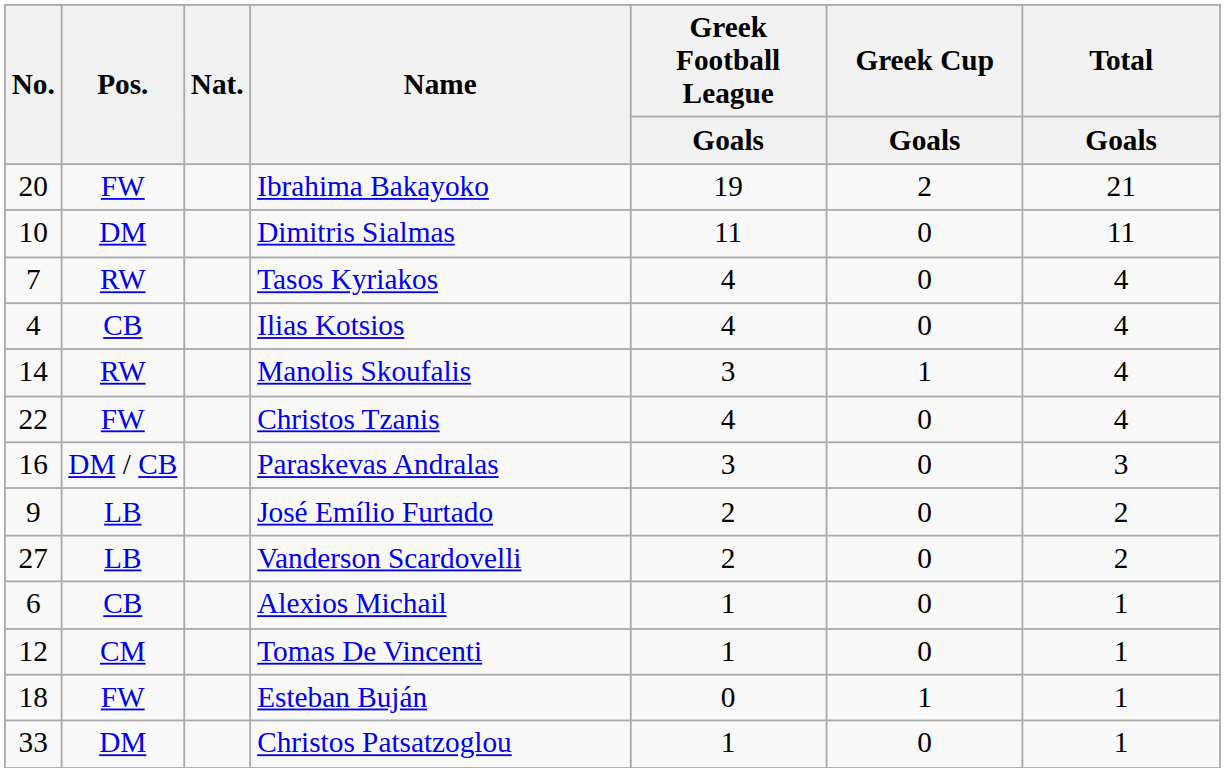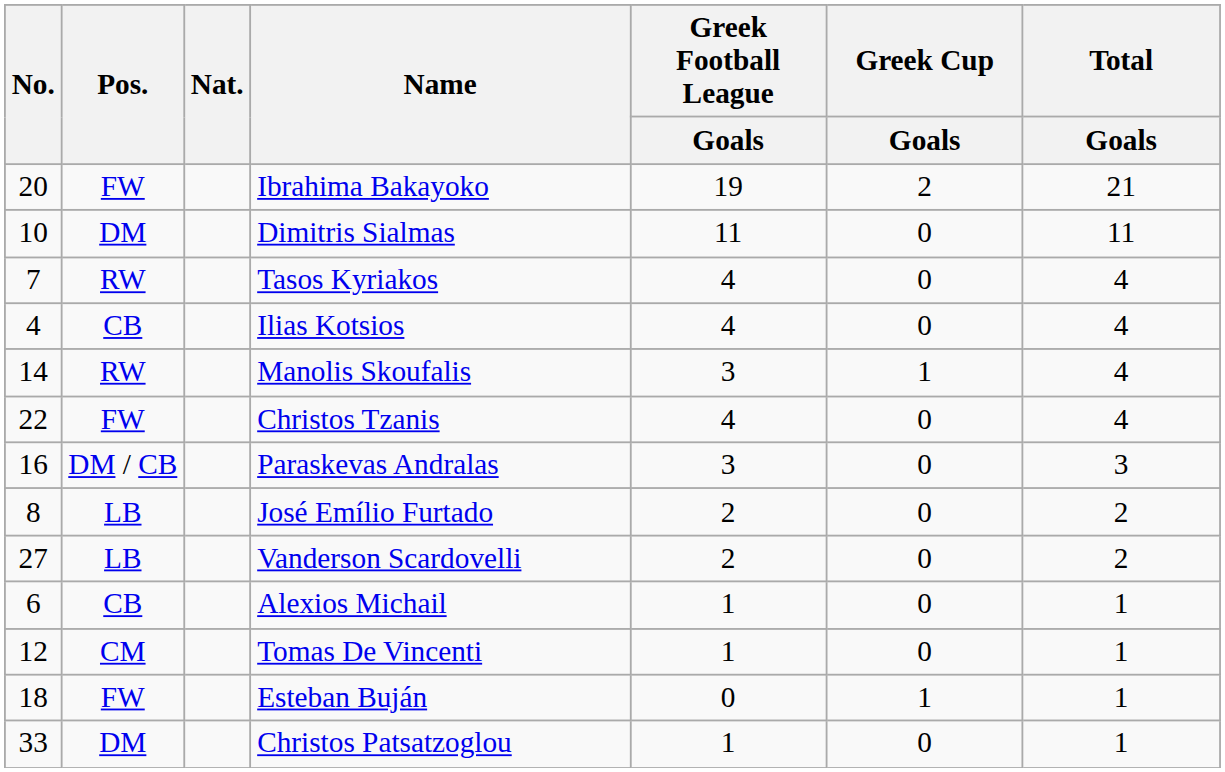(33, 511) 9 -> (33, 511) 8
